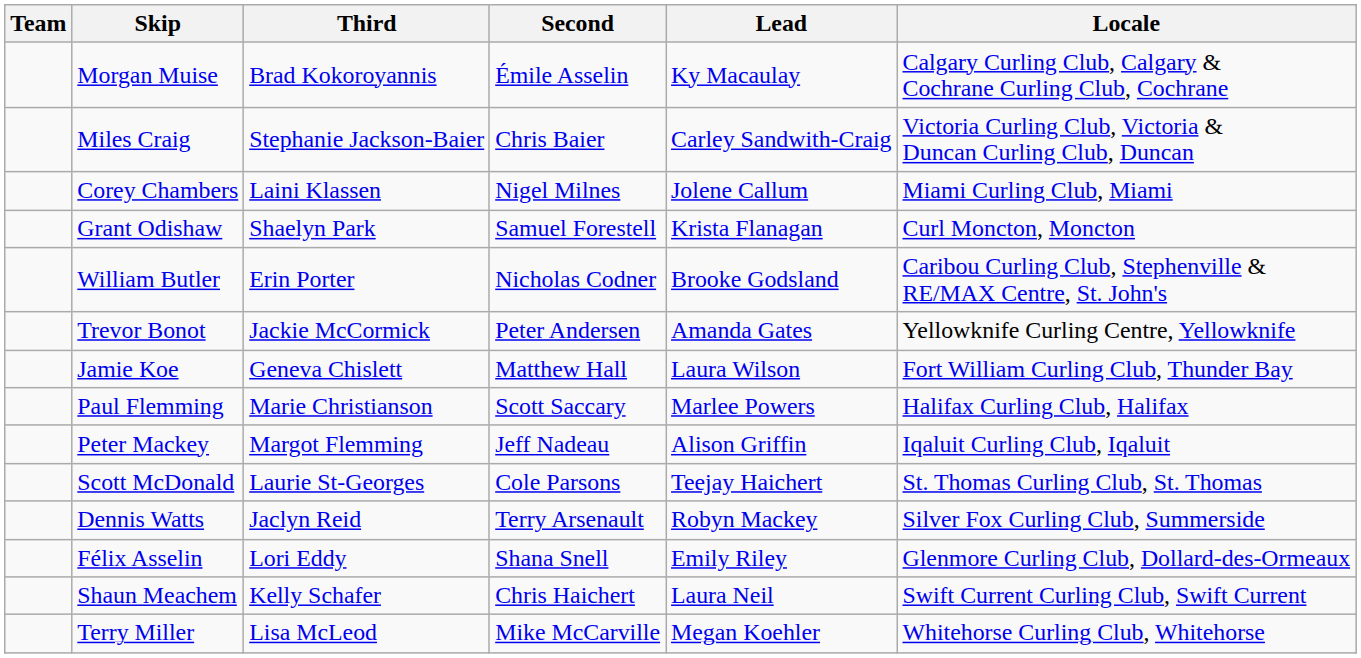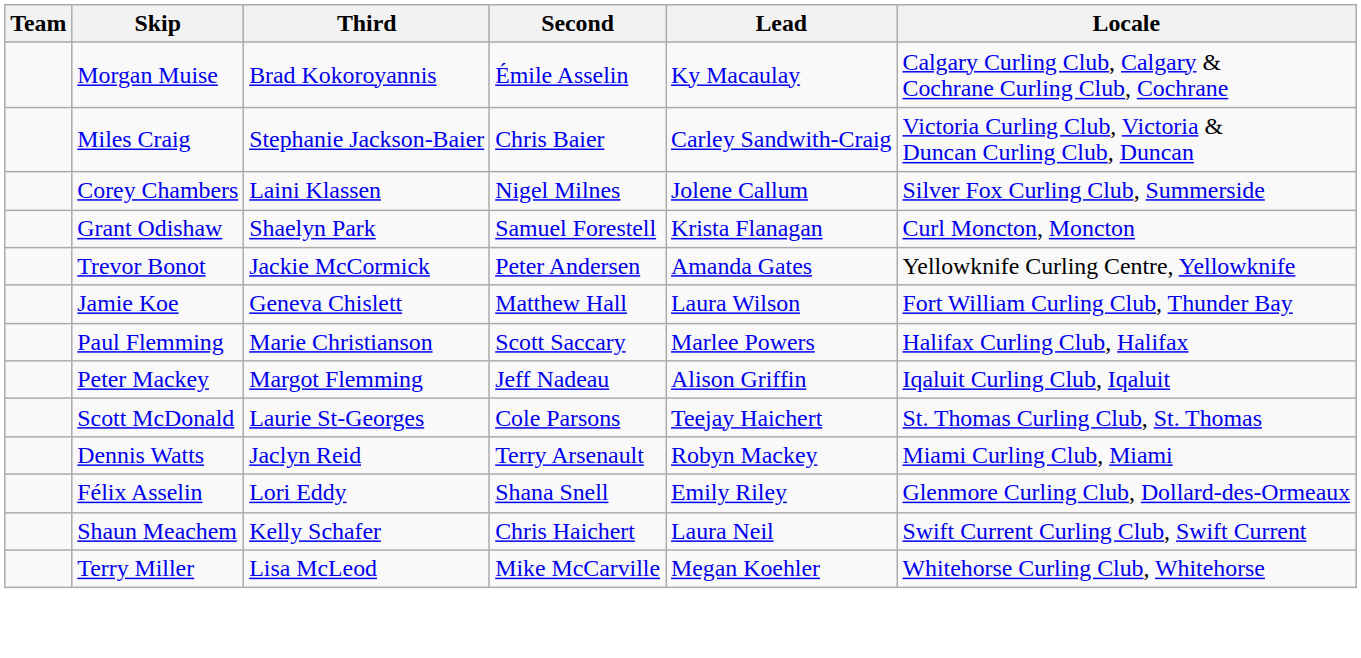(1038, 190) Miami Curling Club, Miami -> (1084, 190) Silver Fox Curling Club, Summerside
- row: (149, 279)
(1084, 519) Silver Fox Curling Club, Summerside -> (1038, 455) Miami Curling Club, Miami
